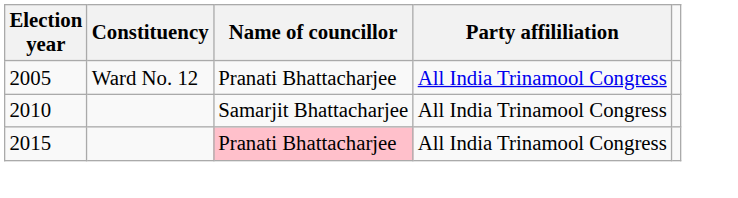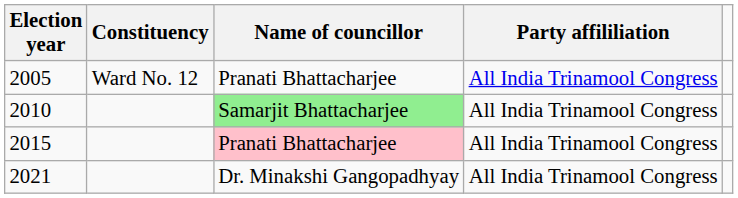(313, 110) no background -> (313, 110) lightgreen background
+ row: (30, 176)
